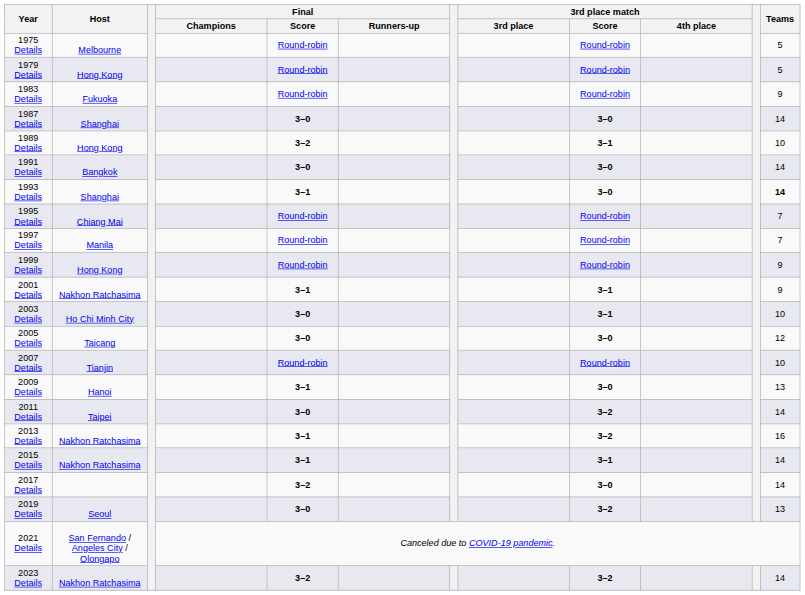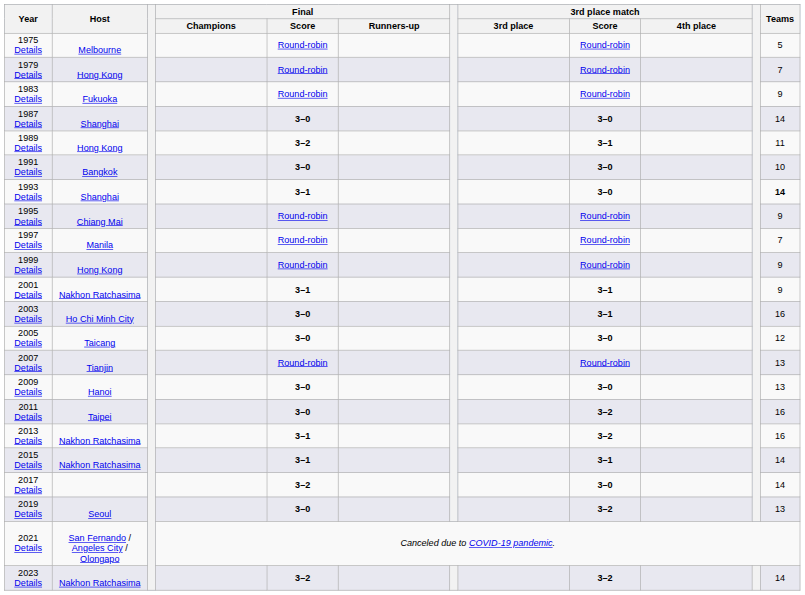(780, 70) 5 -> (780, 70) 7
(780, 143) 10 -> (780, 143) 11
(780, 168) 14 -> (780, 168) 10
(780, 216) 7 -> (780, 216) 9
(780, 314) 10 -> (780, 314) 16
(780, 363) 10 -> (780, 363) 13
(303, 387) 3–1 -> (303, 387) 3–0
(780, 412) 14 -> (780, 412) 16
